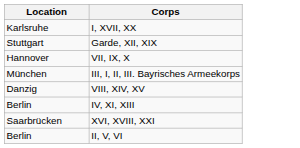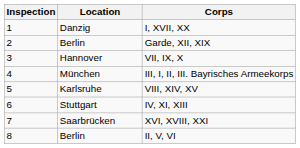+ column: (31, 12)
(27, 27) Karlsruhe -> (75, 27) Danzig
(25, 43) Stuttgart -> (72, 43) Berlin
(22, 89) Danzig -> (81, 89) Karlsruhe
(19, 105) Berlin -> (78, 105) Stuttgart
